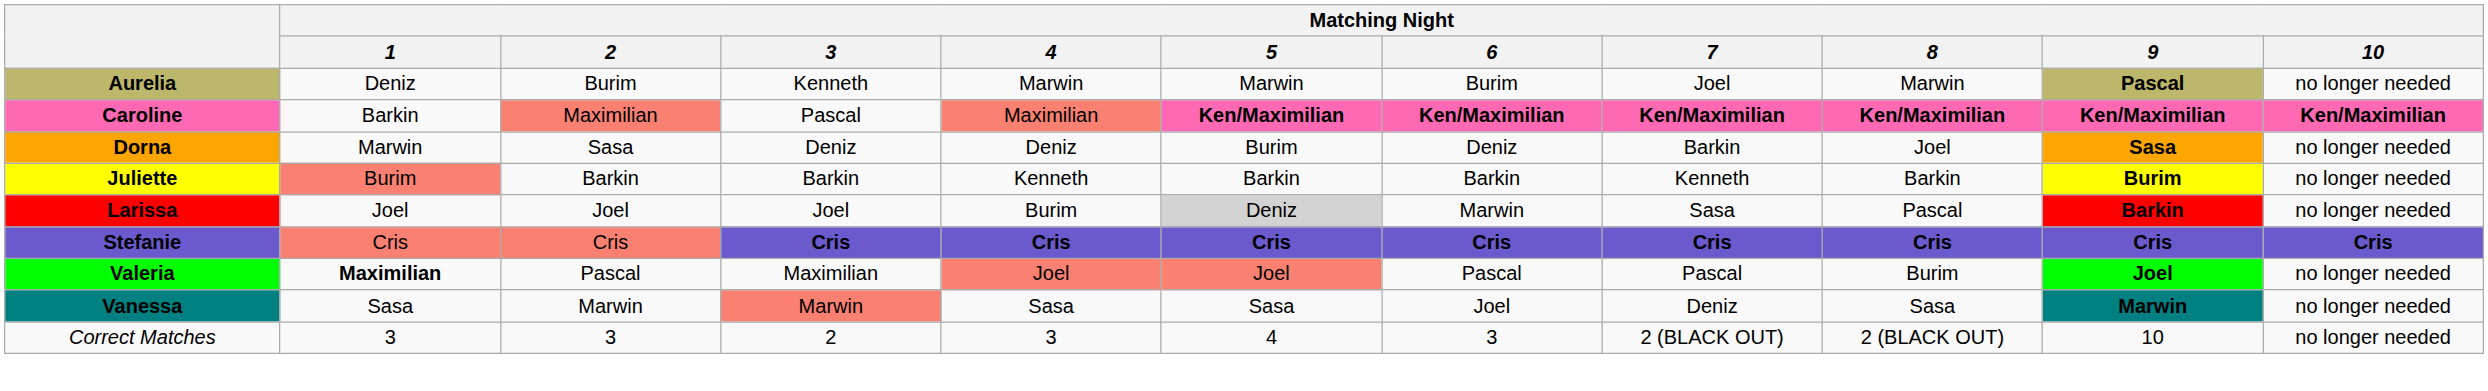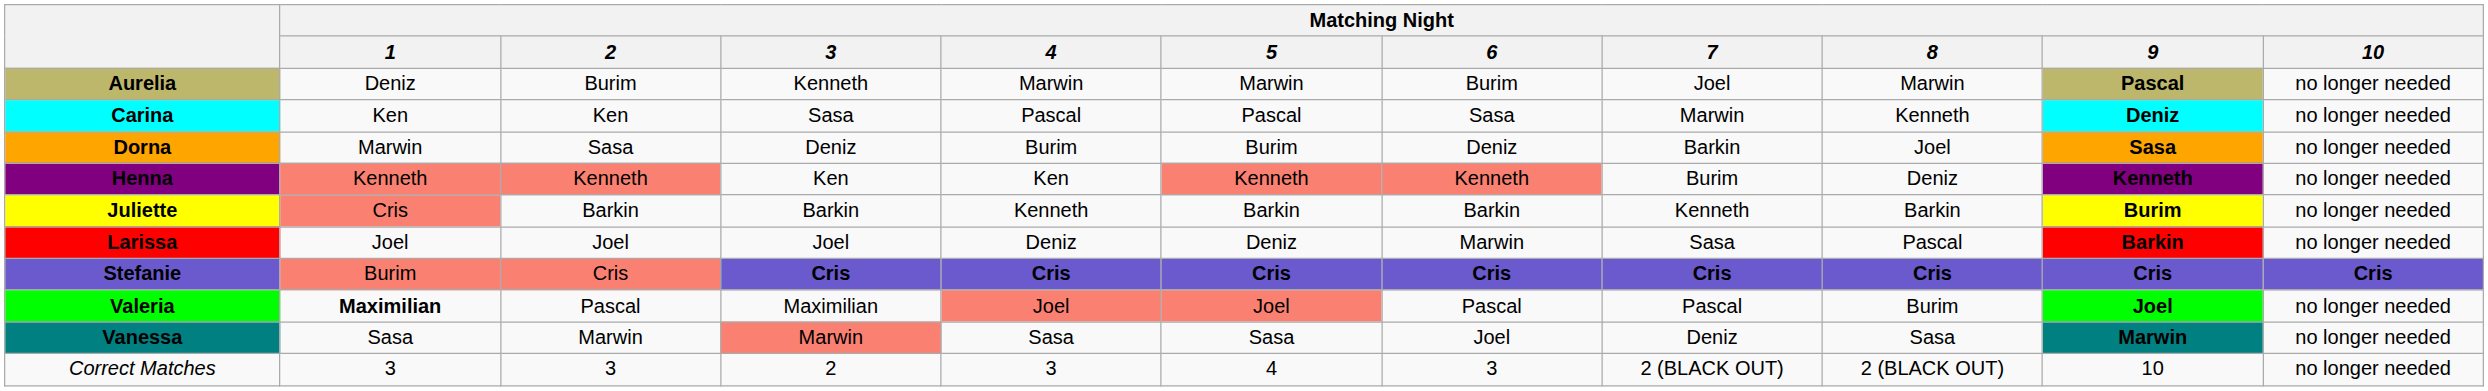+ row: (142, 115)
- row: (142, 115)
(1051, 147) Deniz -> (1051, 147) Burim
+ row: (142, 178)
(390, 178) Burim -> (390, 210) Cris
(1051, 210) Burim -> (1051, 242) Deniz
(1271, 210) lightgrey background -> (1271, 242) no background
(390, 242) Cris -> (390, 274) Burim
